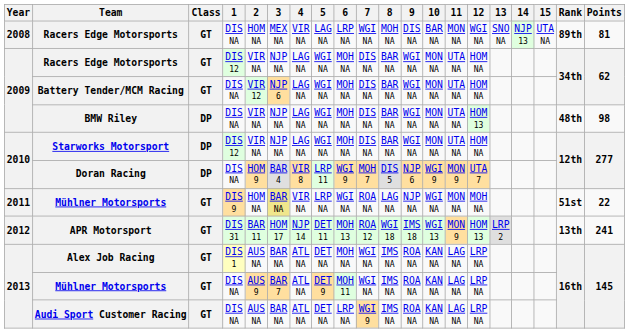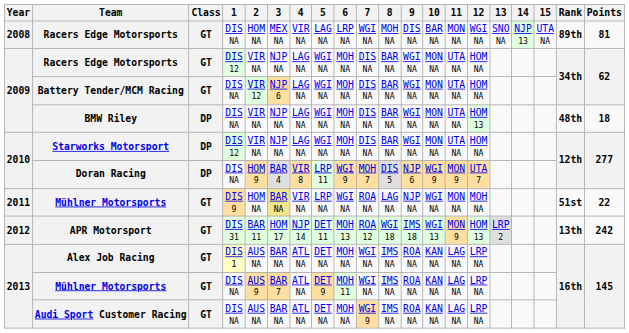(604, 118) 98 -> (604, 118) 18
(604, 230) 241 -> (604, 230) 242
(345, 313) LRP NA -> (345, 313) MOH NA
